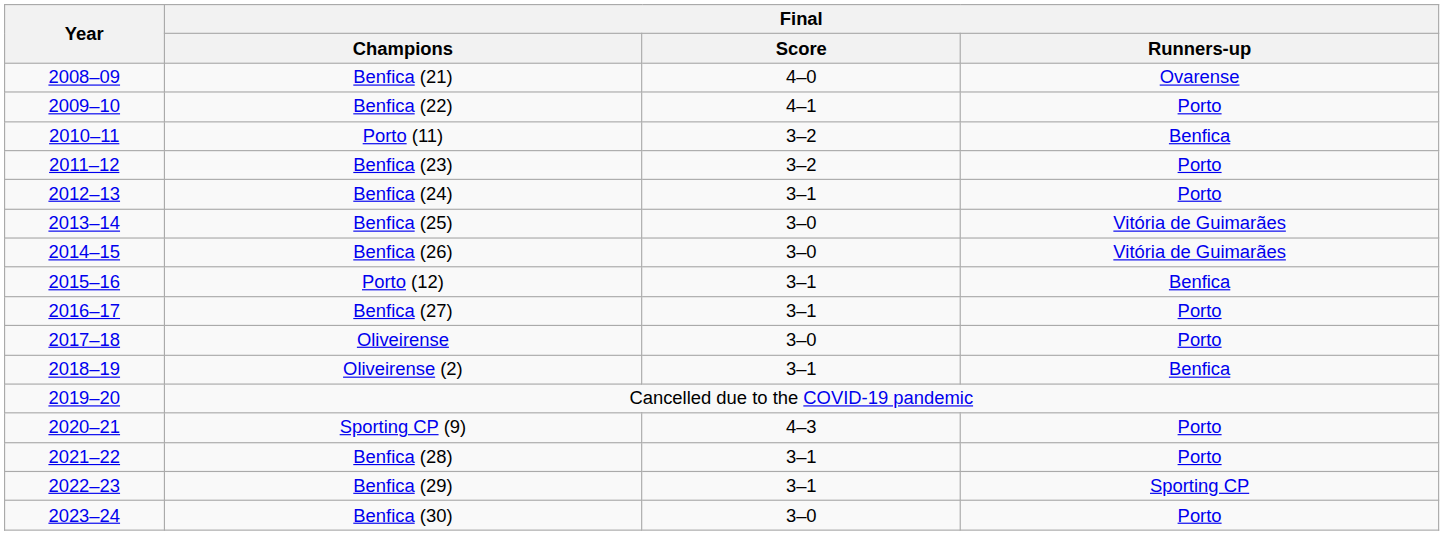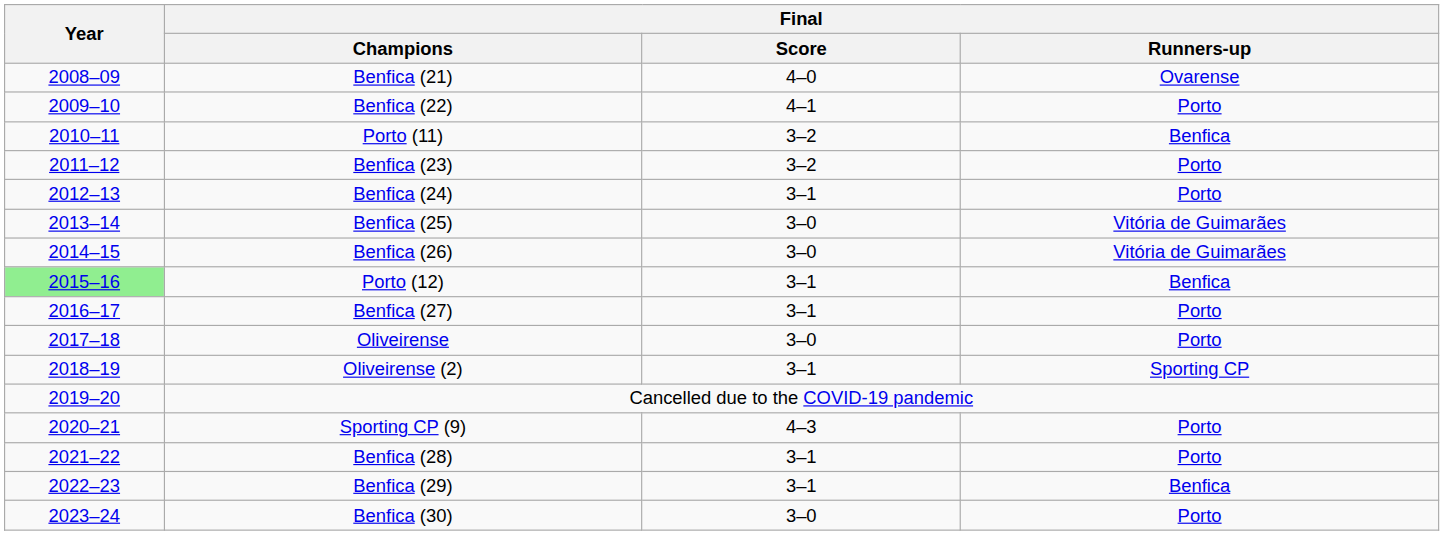(84, 281) no background -> (84, 281) lightgreen background
(1200, 369) Benfica -> (1200, 369) Sporting CP
(1200, 485) Sporting CP -> (1200, 485) Benfica
